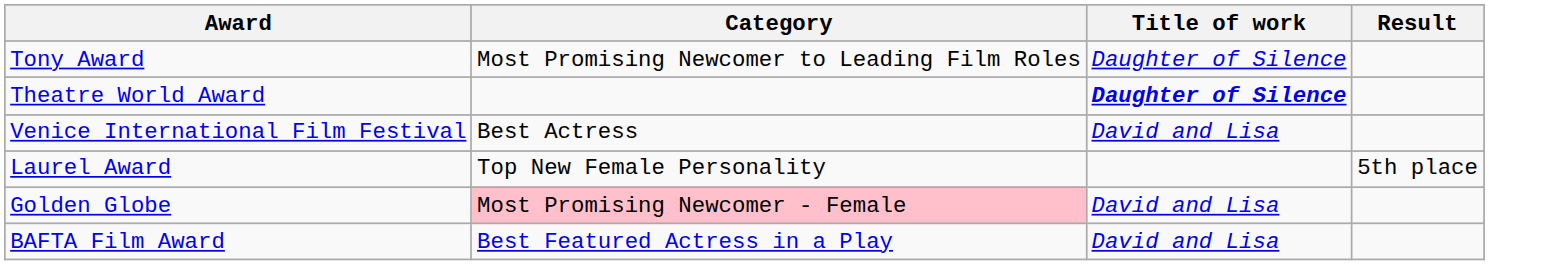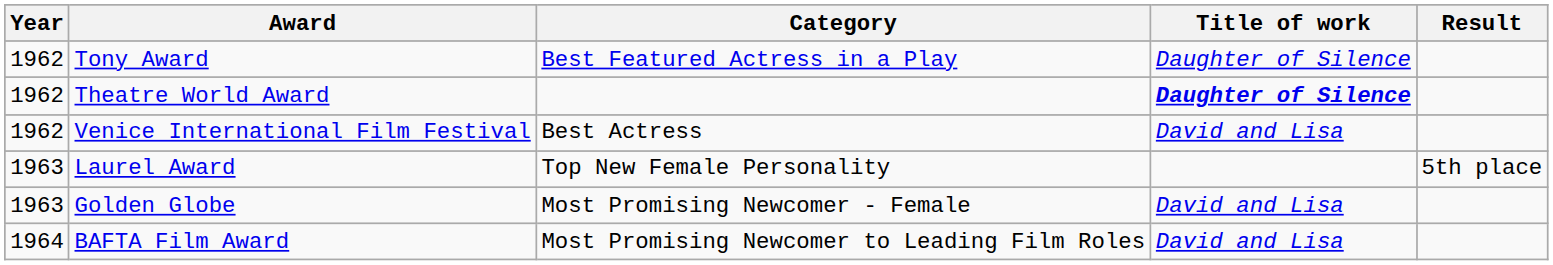+ column: (37, 23)
(779, 60) Most Promising Newcomer to Leading Film Roles -> (749, 60) Best Featured Actress in a Play
(692, 205) pink background -> (756, 205) no background
(685, 242) Best Featured Actress in a Play -> (843, 242) Most Promising Newcomer to Leading Film Roles
